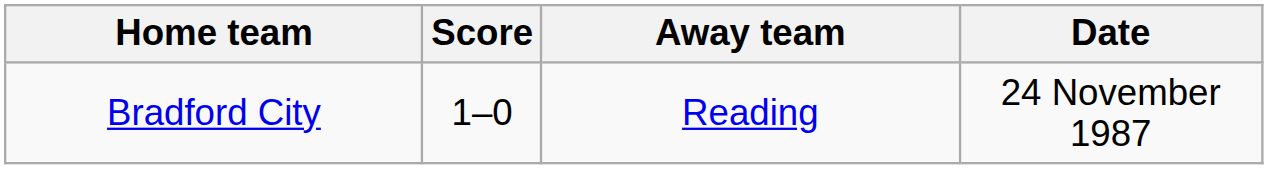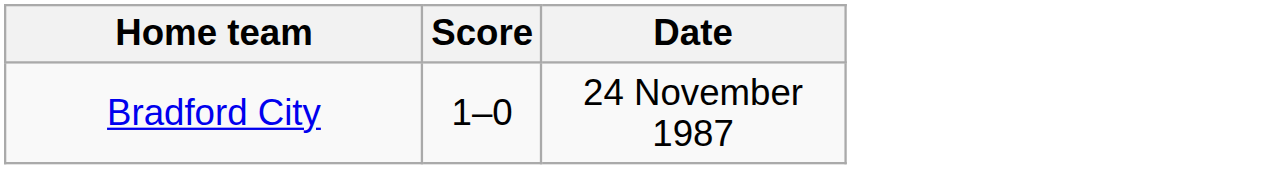- column: (750, 33)
